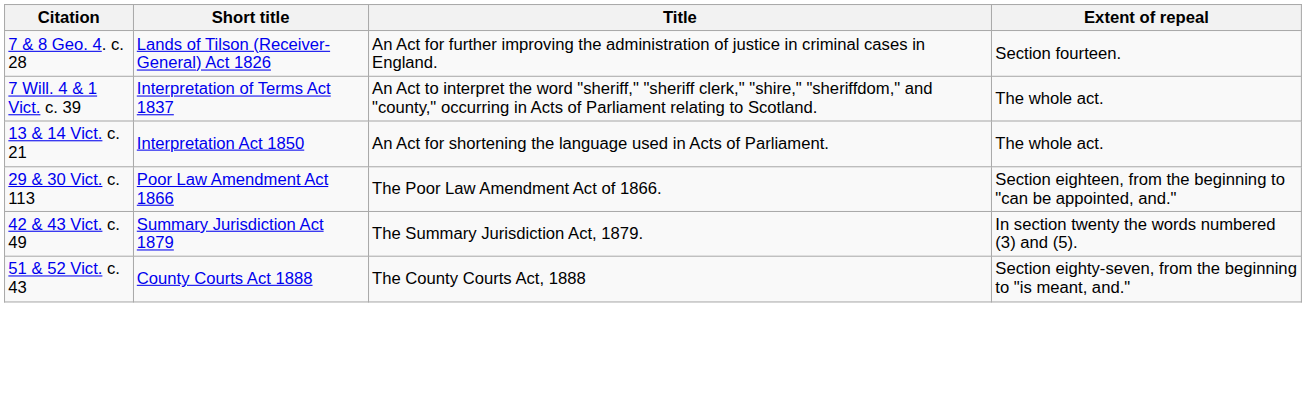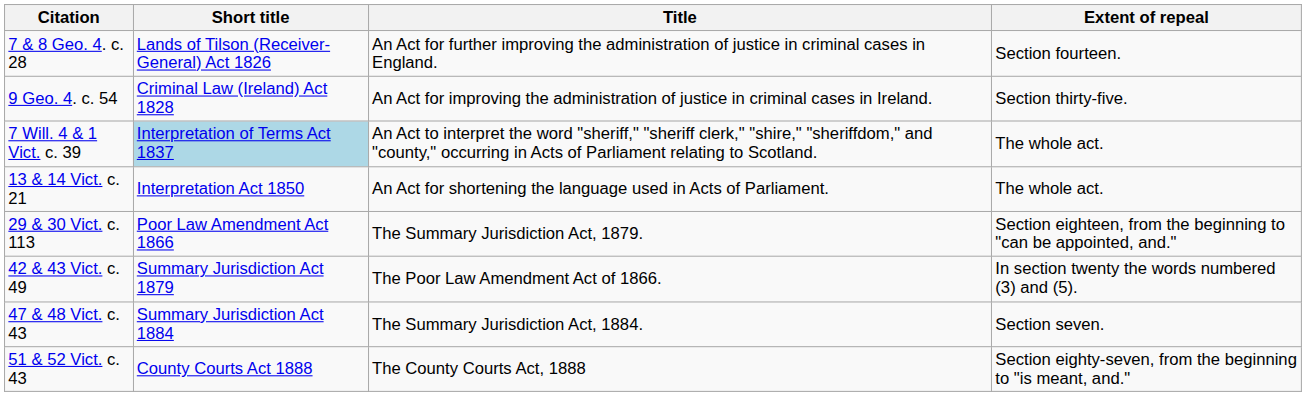+ row: (63, 98)
(234, 98) no background -> (234, 143) lightblue background
(517, 188) The Poor Law Amendment Act of 1866. -> (508, 233) The Summary Jurisdiction Act, 1879.
(508, 233) The Summary Jurisdiction Act, 1879. -> (517, 278) The Poor Law Amendment Act of 1866.
+ row: (64, 324)
